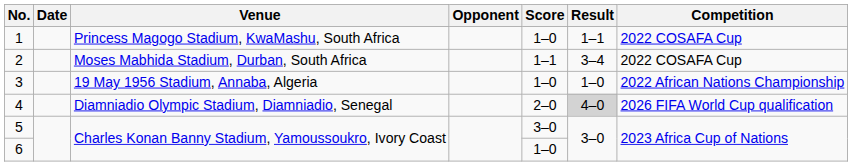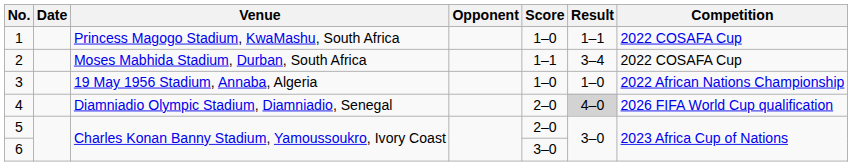(545, 127) 3–0 -> (545, 127) 2–0
(545, 149) 1–0 -> (545, 149) 3–0
